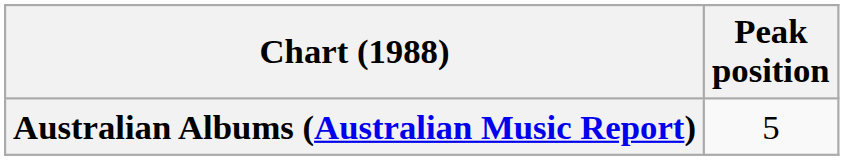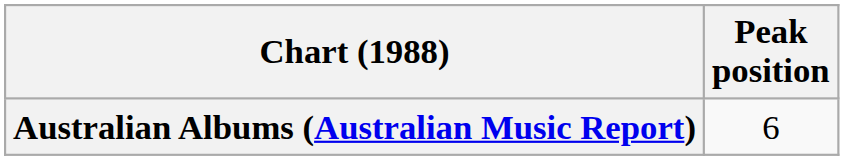(771, 126) 5 -> (771, 126) 6
